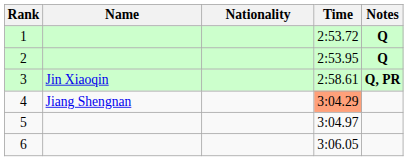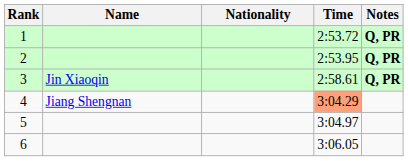(383, 36) Q -> (383, 36) Q, PR
(383, 58) Q -> (383, 58) Q, PR
